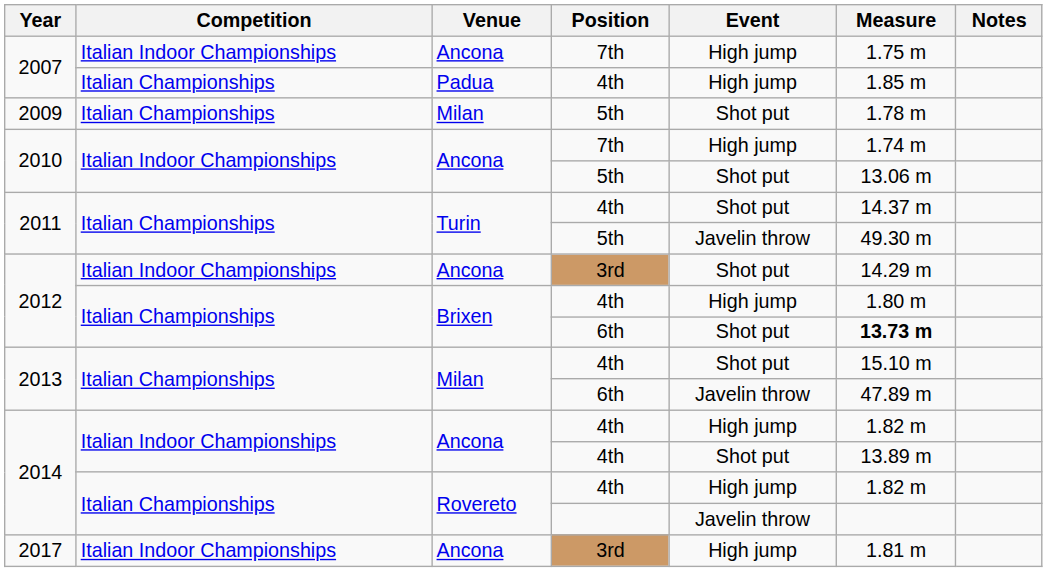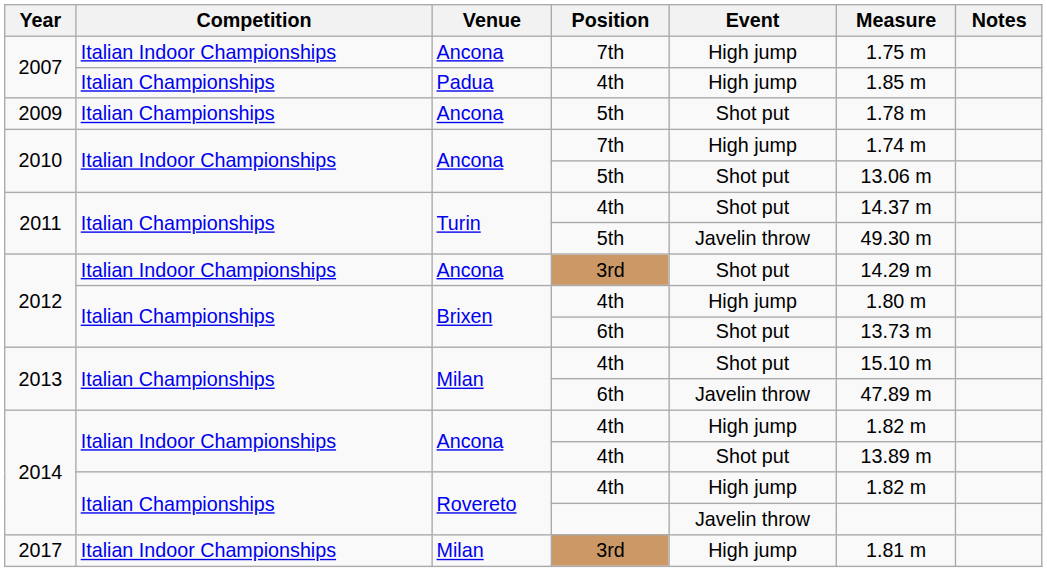(460, 114) Milan -> (470, 114) Ancona
(896, 332) bold -> (896, 332) normal
(470, 551) Ancona -> (460, 551) Milan
